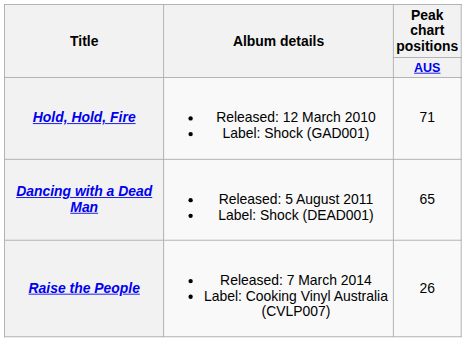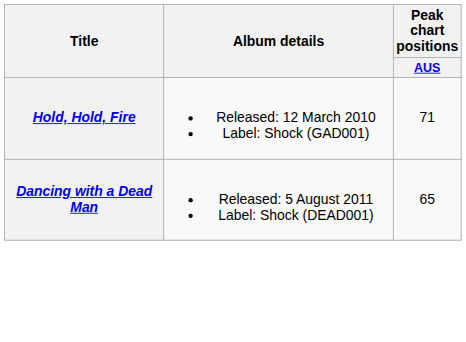- row: (84, 288)
